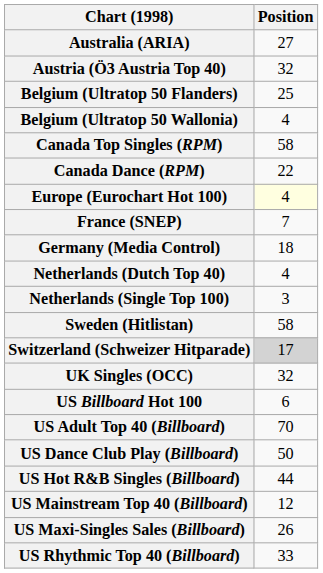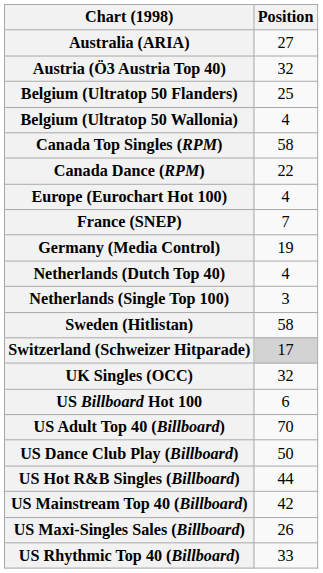(286, 196) lightyellow background -> (286, 196) no background
(286, 247) 18 -> (286, 247) 19
(286, 504) 12 -> (286, 504) 42
